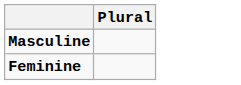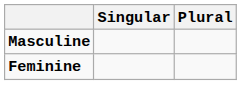+ column: (134, 17)
